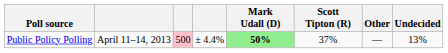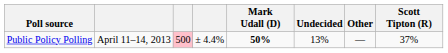columns swapped: (328, 18) <-> (418, 23)
(260, 39) lightgreen background -> (260, 39) no background
